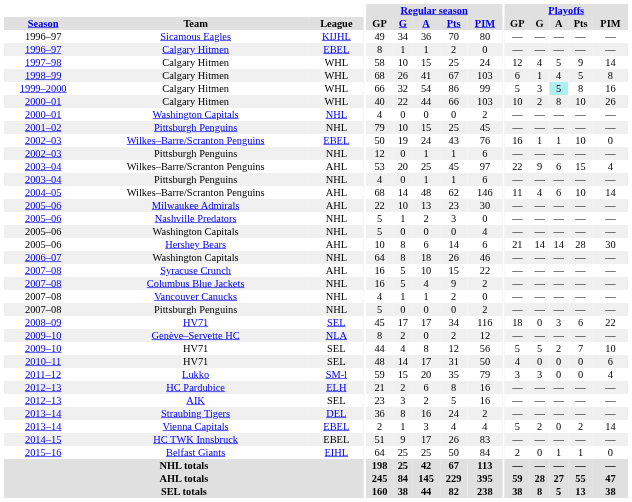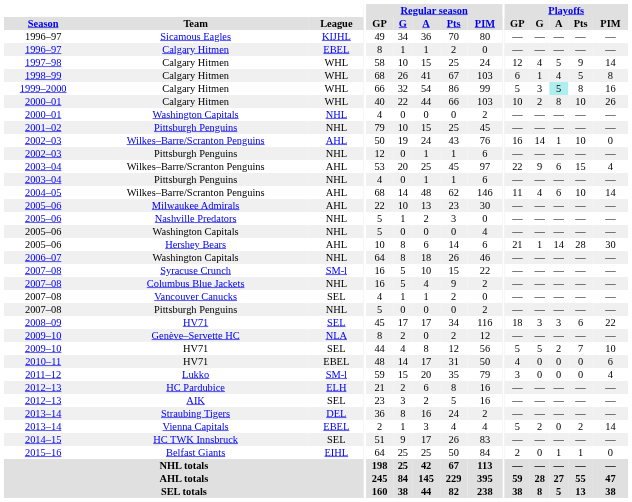(336, 140) EBEL -> (336, 140) AHL
(540, 140) 1 -> (540, 140) 14
(540, 244) 14 -> (540, 244) 1
(336, 270) AHL -> (336, 270) SM-l
(336, 296) NHL -> (336, 296) SEL
(540, 322) 0 -> (540, 322) 3
(336, 361) SEL -> (336, 361) EBEL
(540, 374) 3 -> (540, 374) 0
(336, 439) EBEL -> (336, 439) SEL
